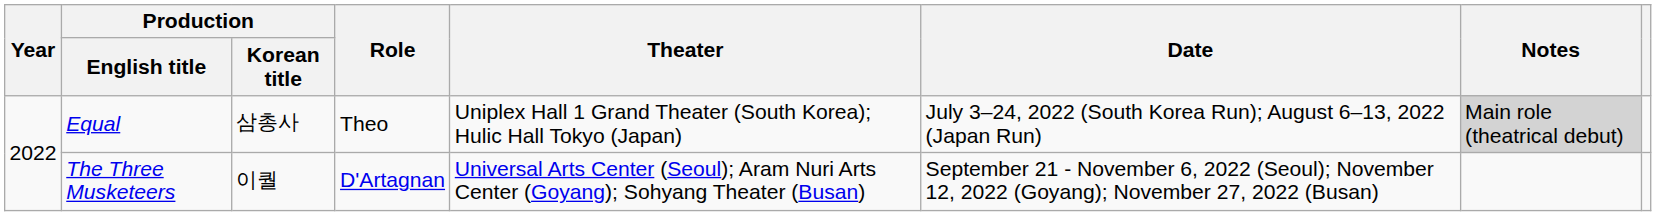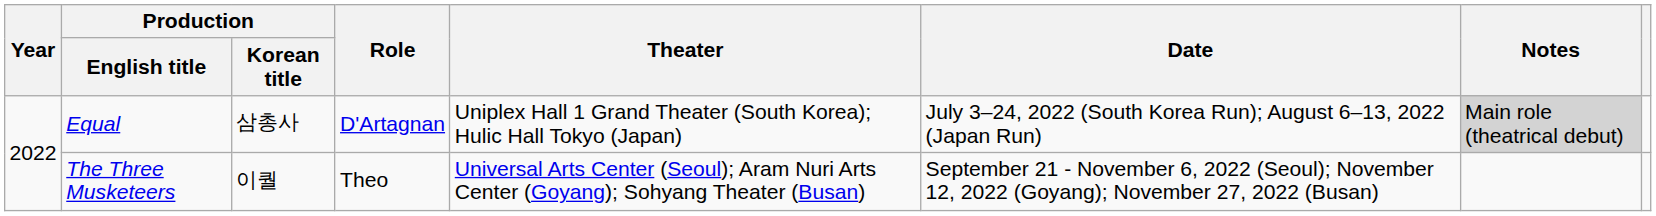(364, 123) Theo -> (393, 123) D'Artagnan
(393, 181) D'Artagnan -> (364, 181) Theo
